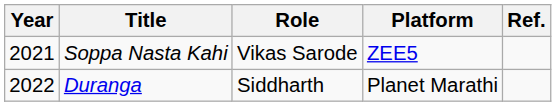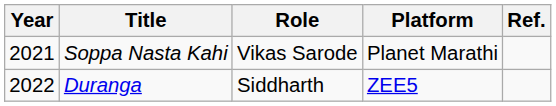(392, 52) ZEE5 -> (432, 52) Planet Marathi
(432, 85) Planet Marathi -> (392, 85) ZEE5
